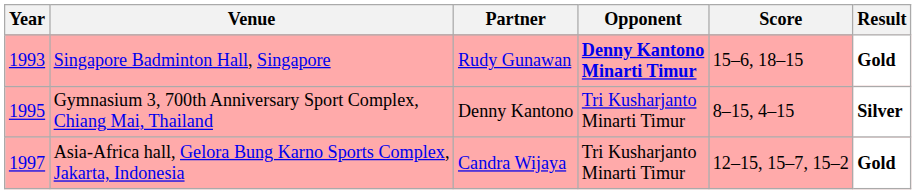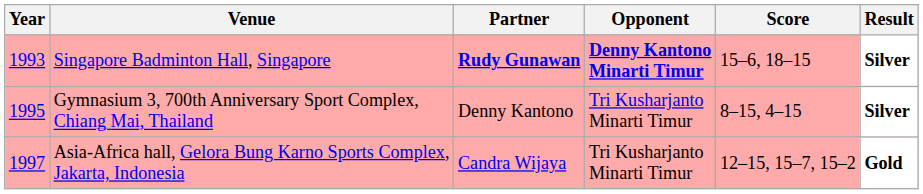(515, 60) normal -> (519, 60) bold
(876, 60) Gold -> (887, 60) Silver
